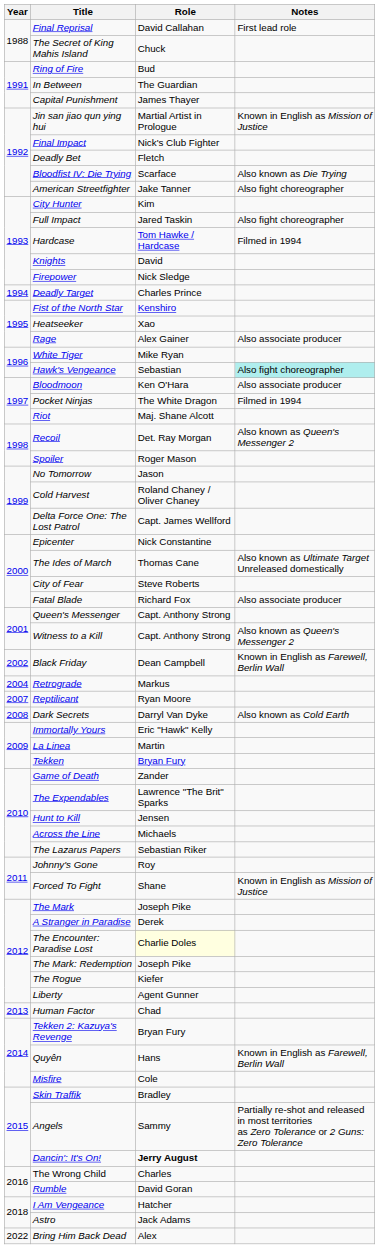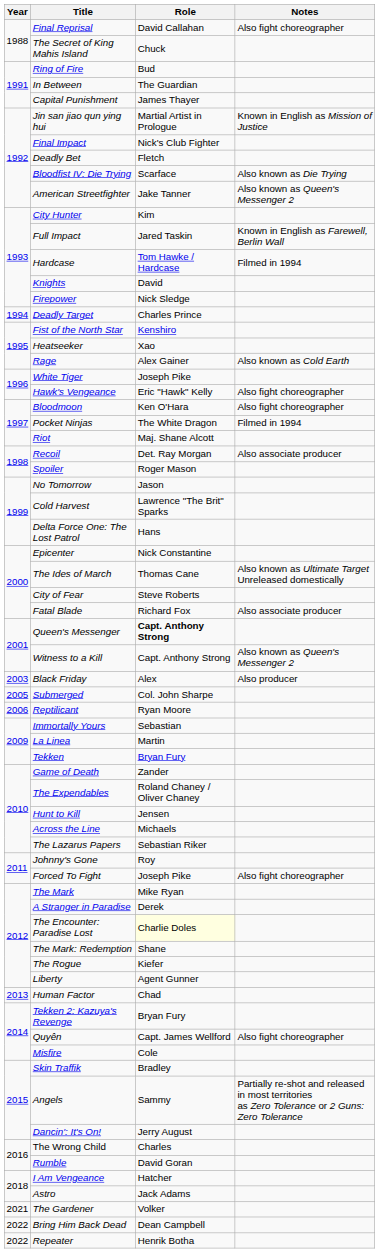(267, 27) First lead role -> (291, 27) Also fight choreographer
(291, 188) Also fight choreographer -> (288, 194) Also known as Queen's Messenger 2
(291, 219) Also fight choreographer -> (302, 236) Known in English as Farewell, Berlin Wall
(289, 339) Also associate producer -> (293, 361) Also known as Cold Earth
(161, 354) Mike Ryan -> (164, 376) Joseph Pike
(159, 370) Sebastian -> (175, 392) Eric "Hawk" Kelly
(291, 370) paleturquoise background -> (291, 392) no background
(289, 385) Also associate producer -> (291, 407) Also fight choreographer
(288, 437) Also known as Queen's Messenger 2 -> (289, 454) Also associate producer
(174, 495) Roland Chaney / Oliver Chaney -> (181, 506) Lawrence "The Brit" Sparks
(184, 521) Capt. James Wellford -> (149, 532) Hans
(184, 615) normal -> (171, 631) bold
(17, 662) 2002 -> (17, 679) 2003
(171, 662) Dean Campbell -> (147, 679) Alex
(302, 662) Known in English as Farewell, Berlin Wall -> (268, 679) Also producer
- row: (57, 683)
+ row: (58, 694)
(17, 699) 2007 -> (17, 710) 2006
- row: (61, 714)
(175, 730) Eric "Hawk" Kelly -> (159, 725) Sebastian
(181, 797) Lawrence "The Brit" Sparks -> (174, 793) Roland Chaney / Oliver Chaney
(152, 885) Shane -> (164, 875) Joseph Pike
(305, 885) Known in English as Mission of Justice -> (291, 875) Also fight choreographer
(164, 906) Joseph Pike -> (161, 891) Mike Ryan
(164, 964) Joseph Pike -> (152, 948) Shane
(149, 1058) Hans -> (184, 1037) Capt. James Wellford
(302, 1058) Known in English as Farewell, Berlin Wall -> (291, 1037) Also fight choreographer
(168, 1158) bold -> (165, 1132) normal
+ row: (63, 1209)
(147, 1235) Alex -> (171, 1224) Dean Campbell
+ row: (53, 1240)
